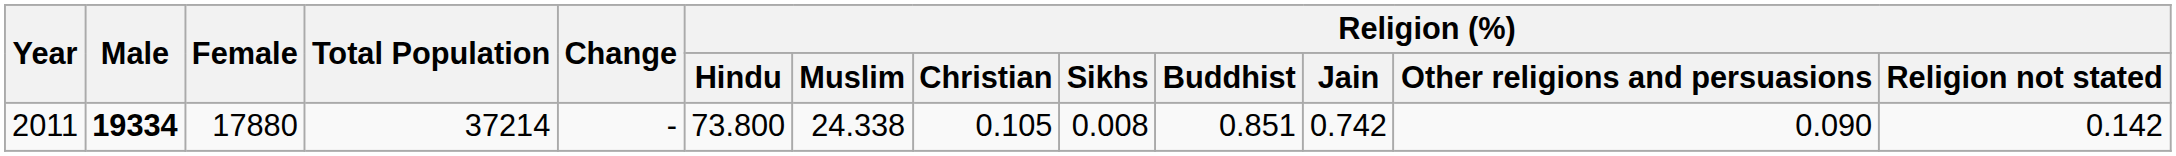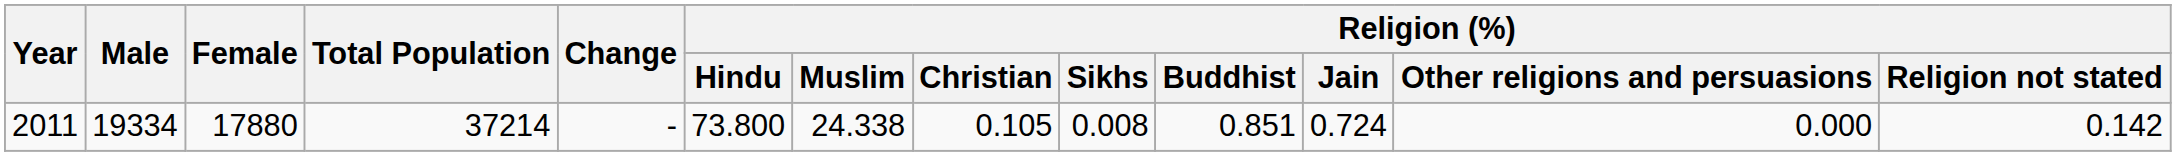(135, 126) bold -> (135, 126) normal
(1348, 126) 0.742 -> (1348, 126) 0.724
(1834, 126) 0.090 -> (1834, 126) 0.000
